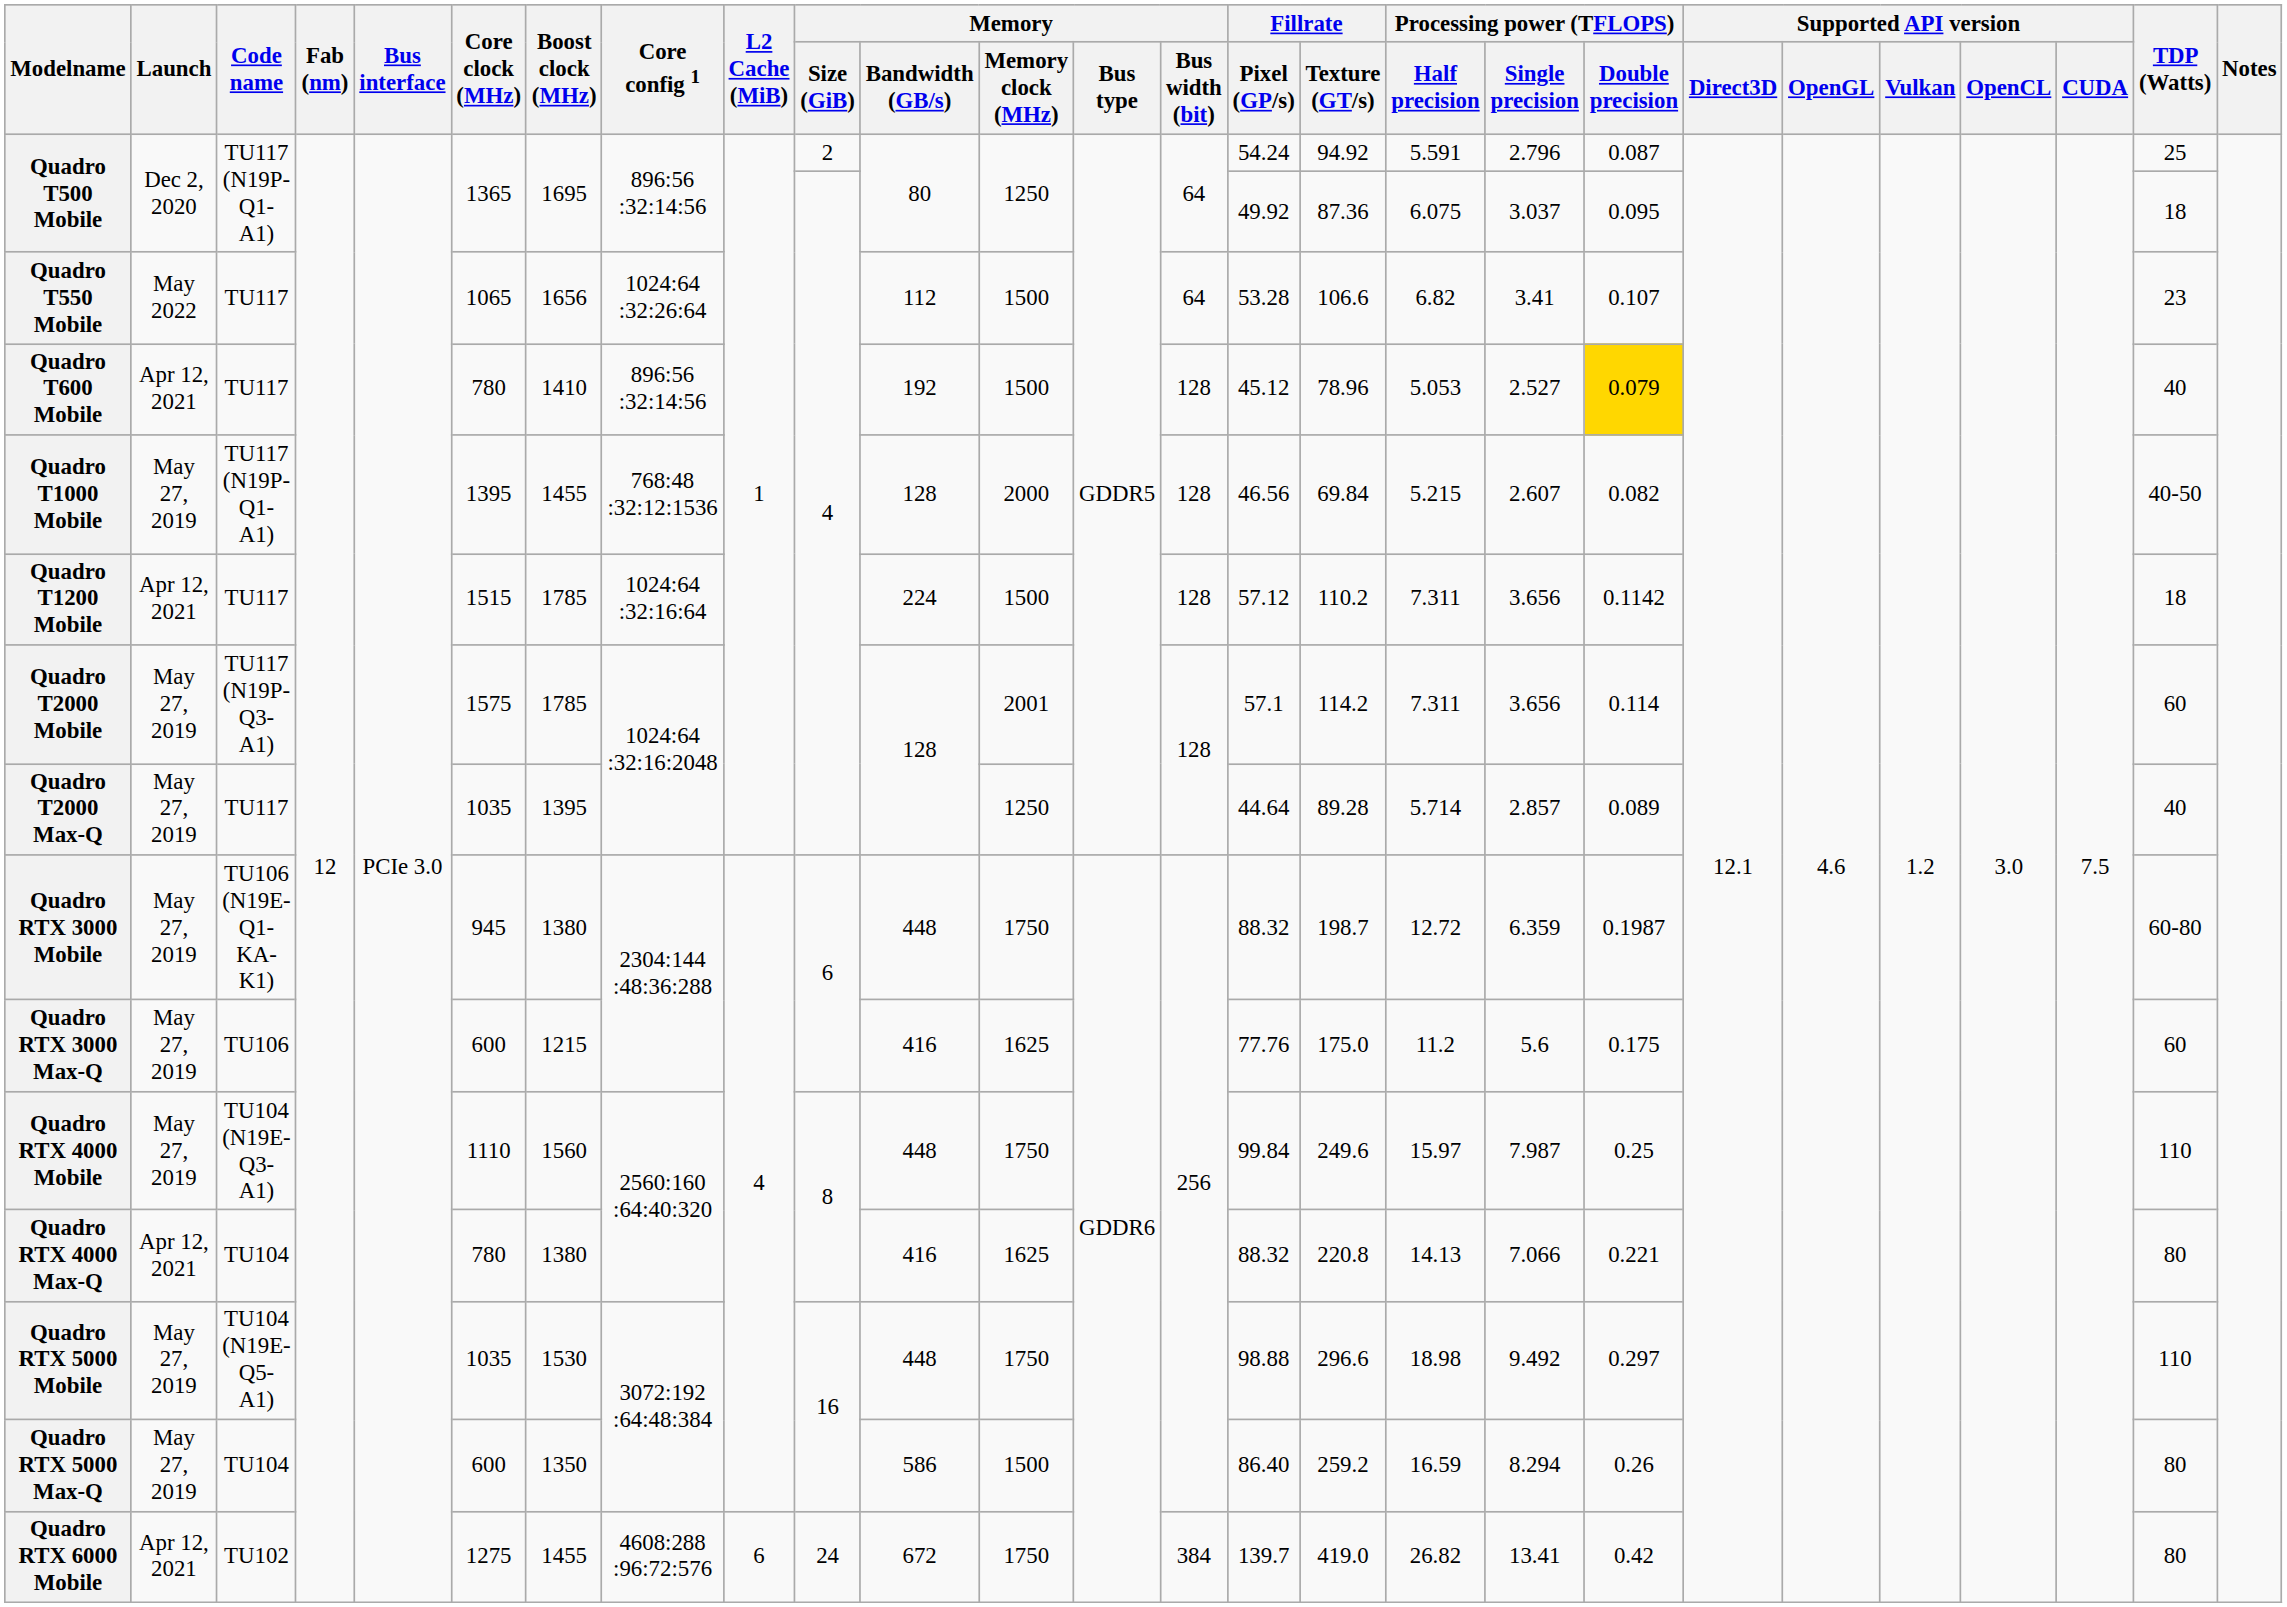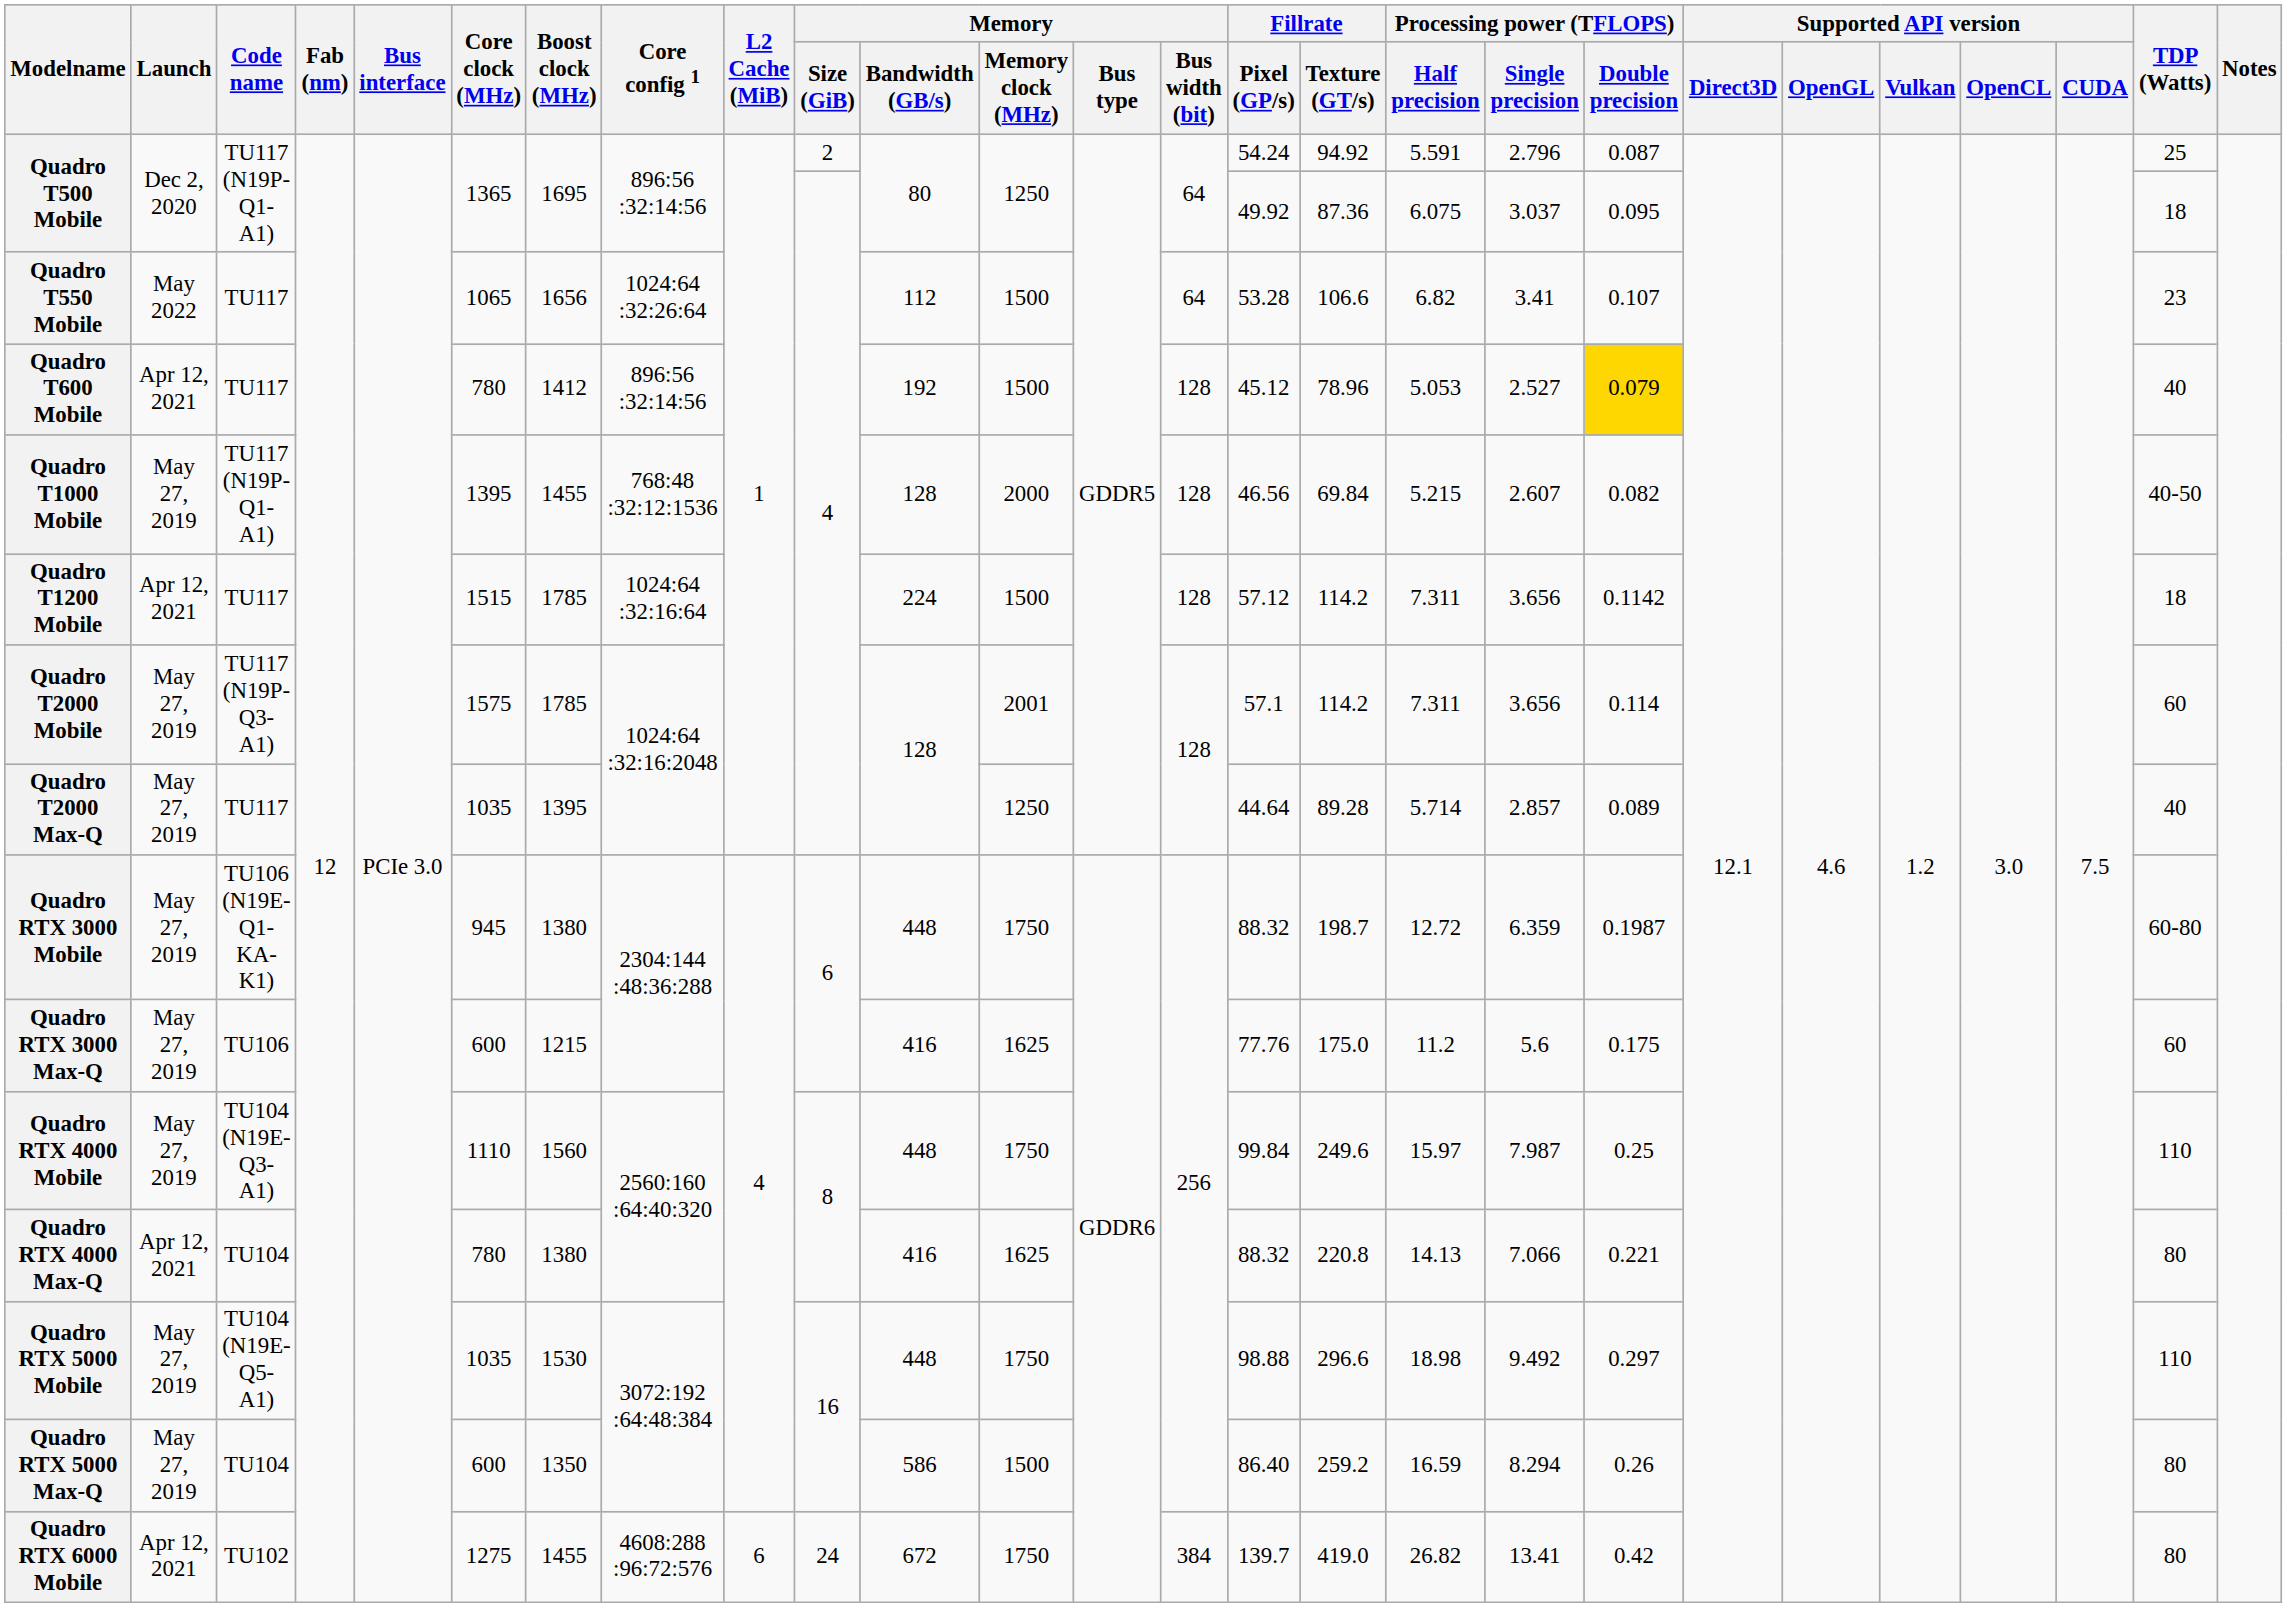(564, 388) 1410 -> (564, 388) 1412
(1343, 598) 110.2 -> (1343, 598) 114.2
